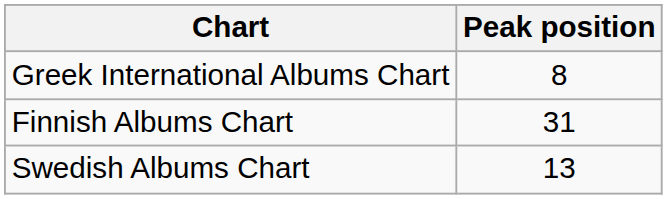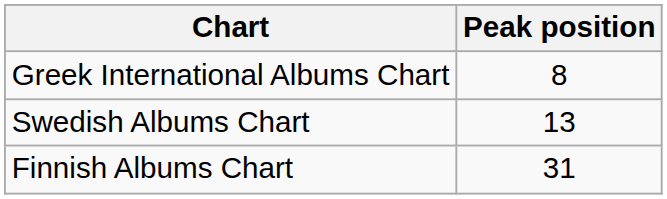rows swapped: (152, 121) <-> (161, 168)
